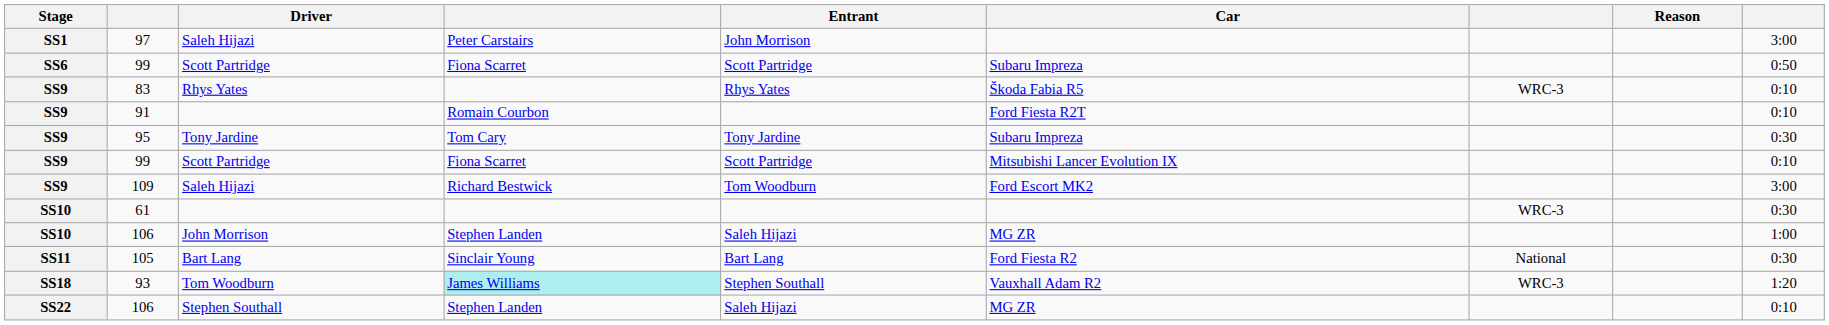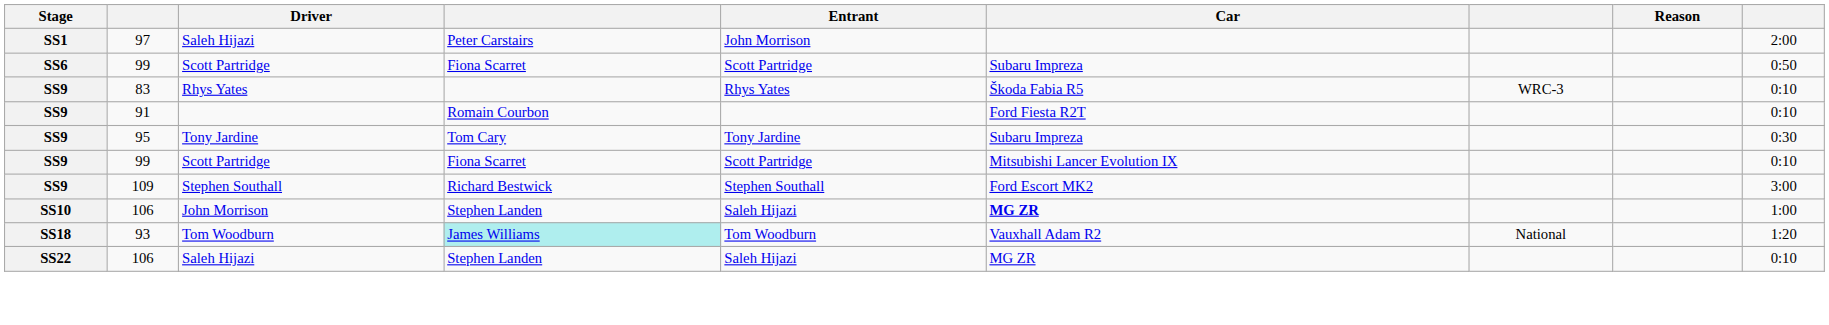(1784, 40) 3:00 -> (1784, 40) 2:00
(218, 185) Saleh Hijazi -> (232, 185) Stephen Southall
(770, 185) Tom Woodburn -> (774, 185) Stephen Southall
- row: (56, 210)
(1013, 234) normal -> (1014, 210) bold
- row: (56, 258)
(774, 282) Stephen Southall -> (770, 234) Tom Woodburn
(1541, 282) WRC-3 -> (1541, 234) National
(232, 307) Stephen Southall -> (218, 258) Saleh Hijazi
